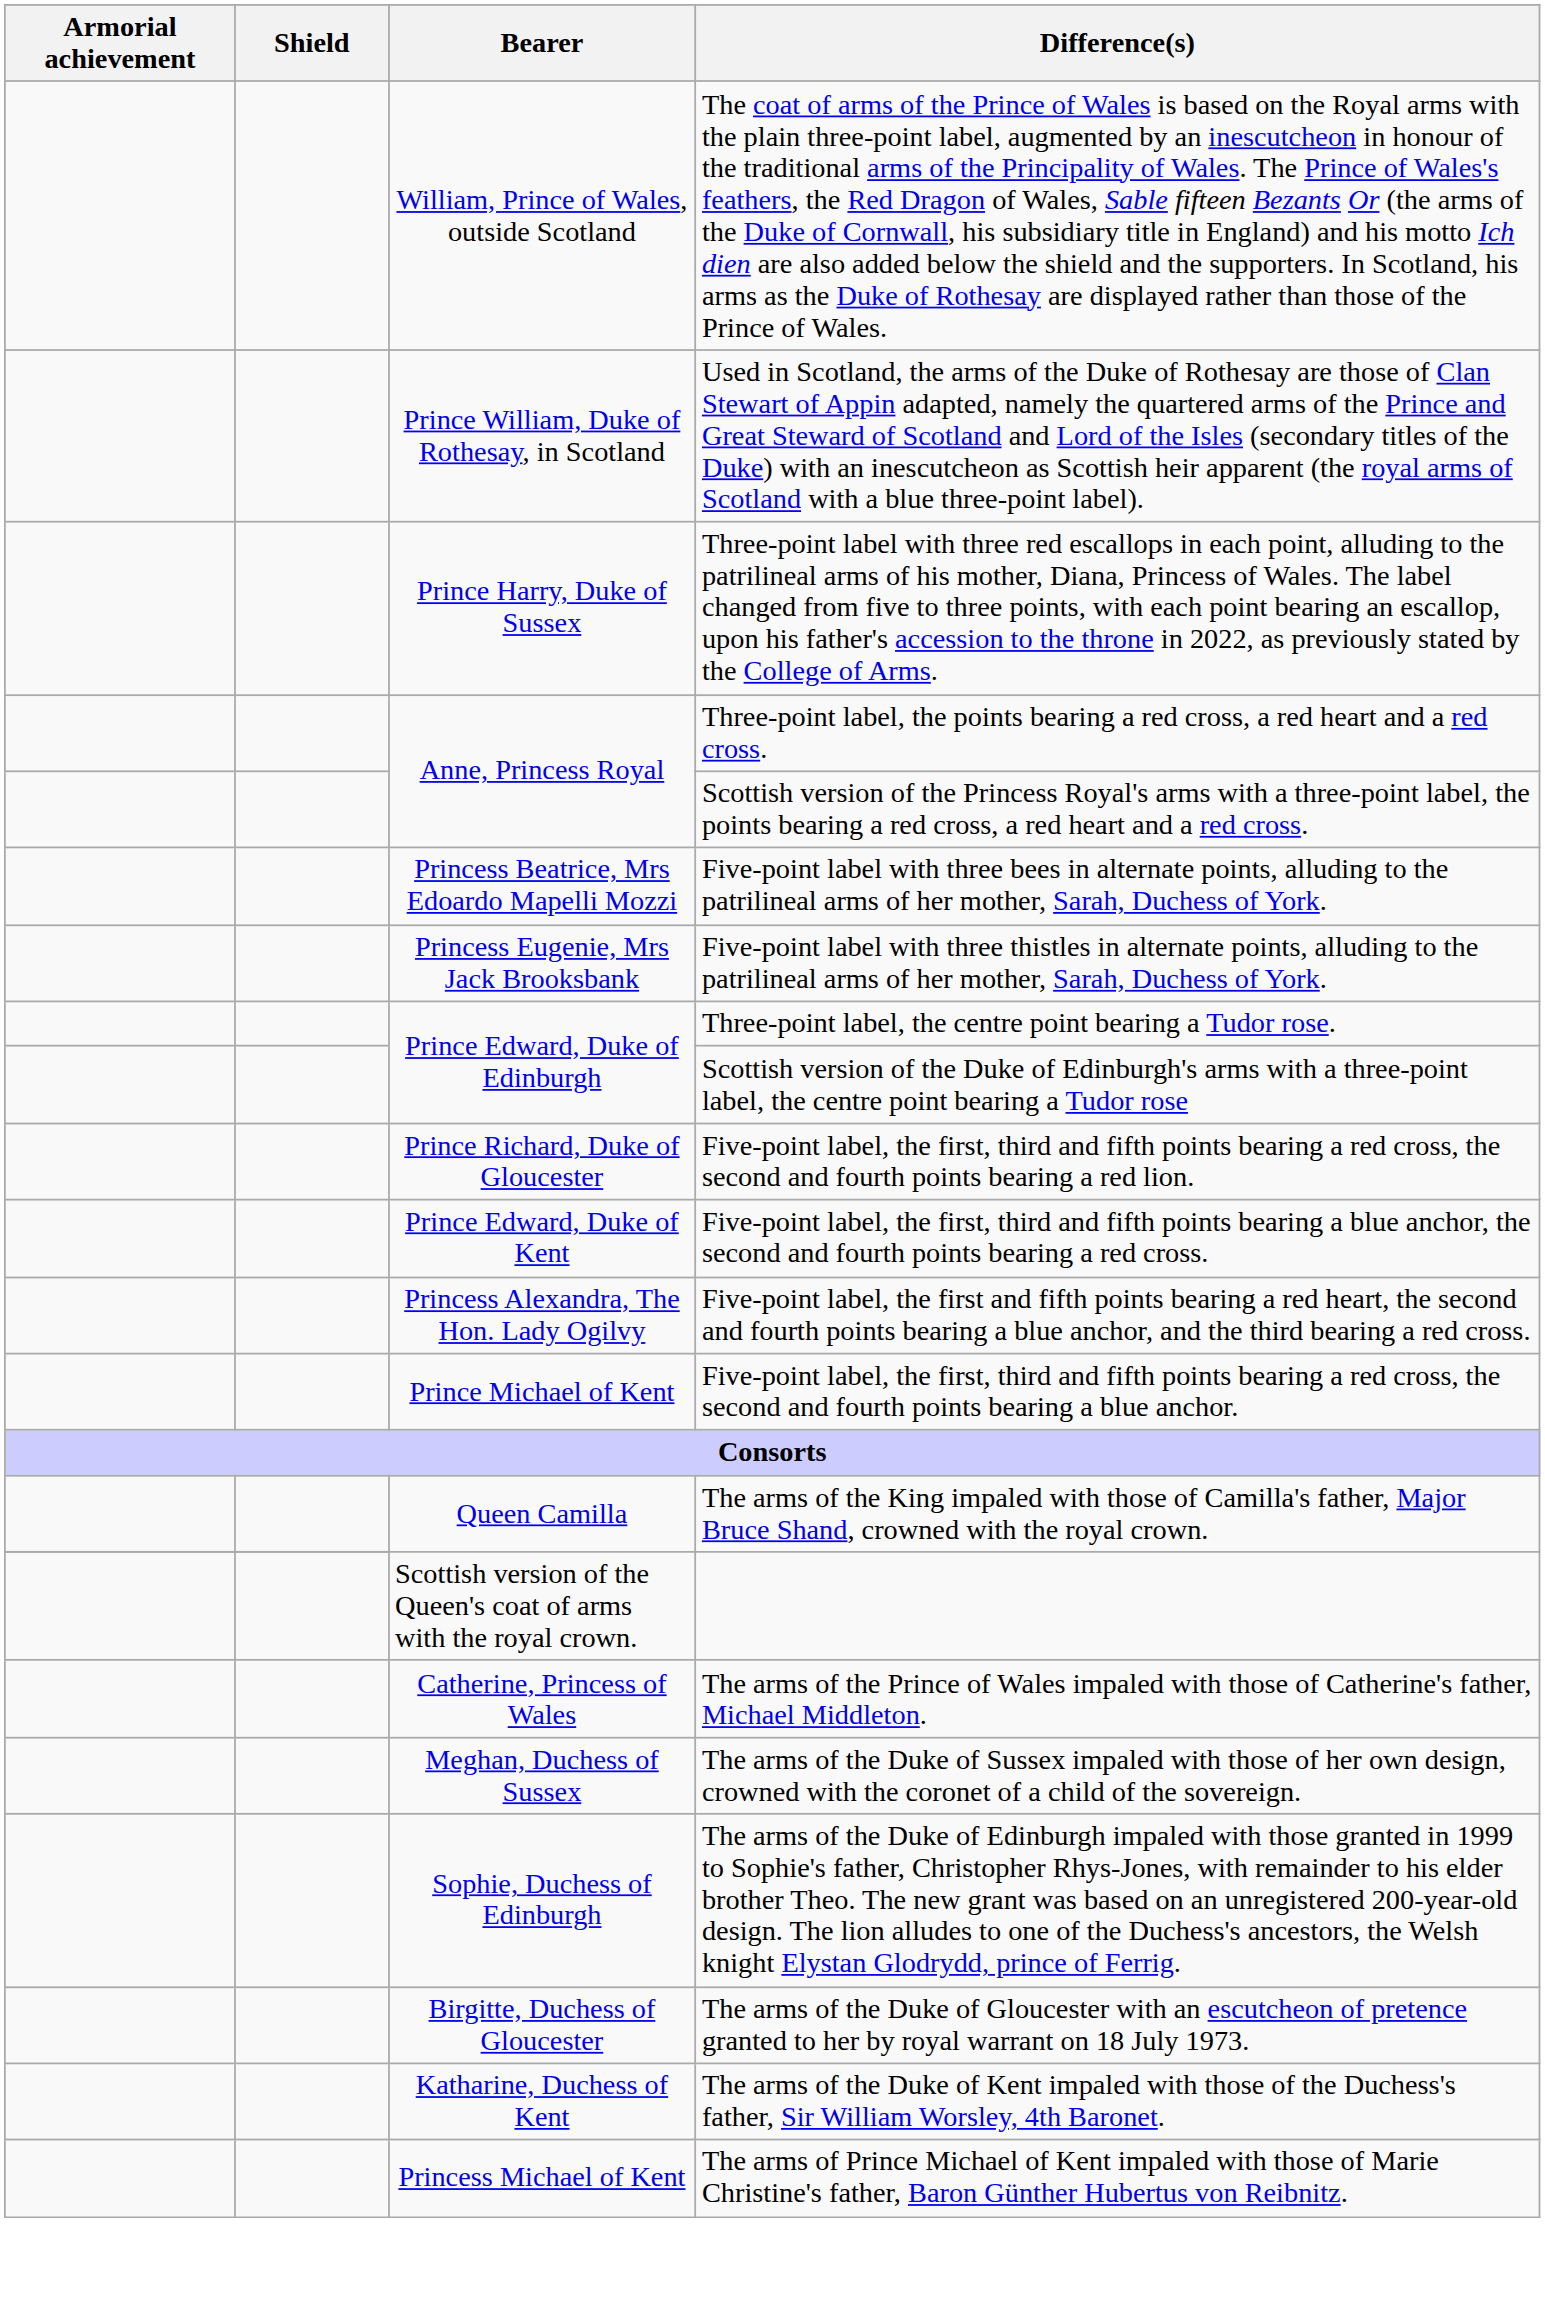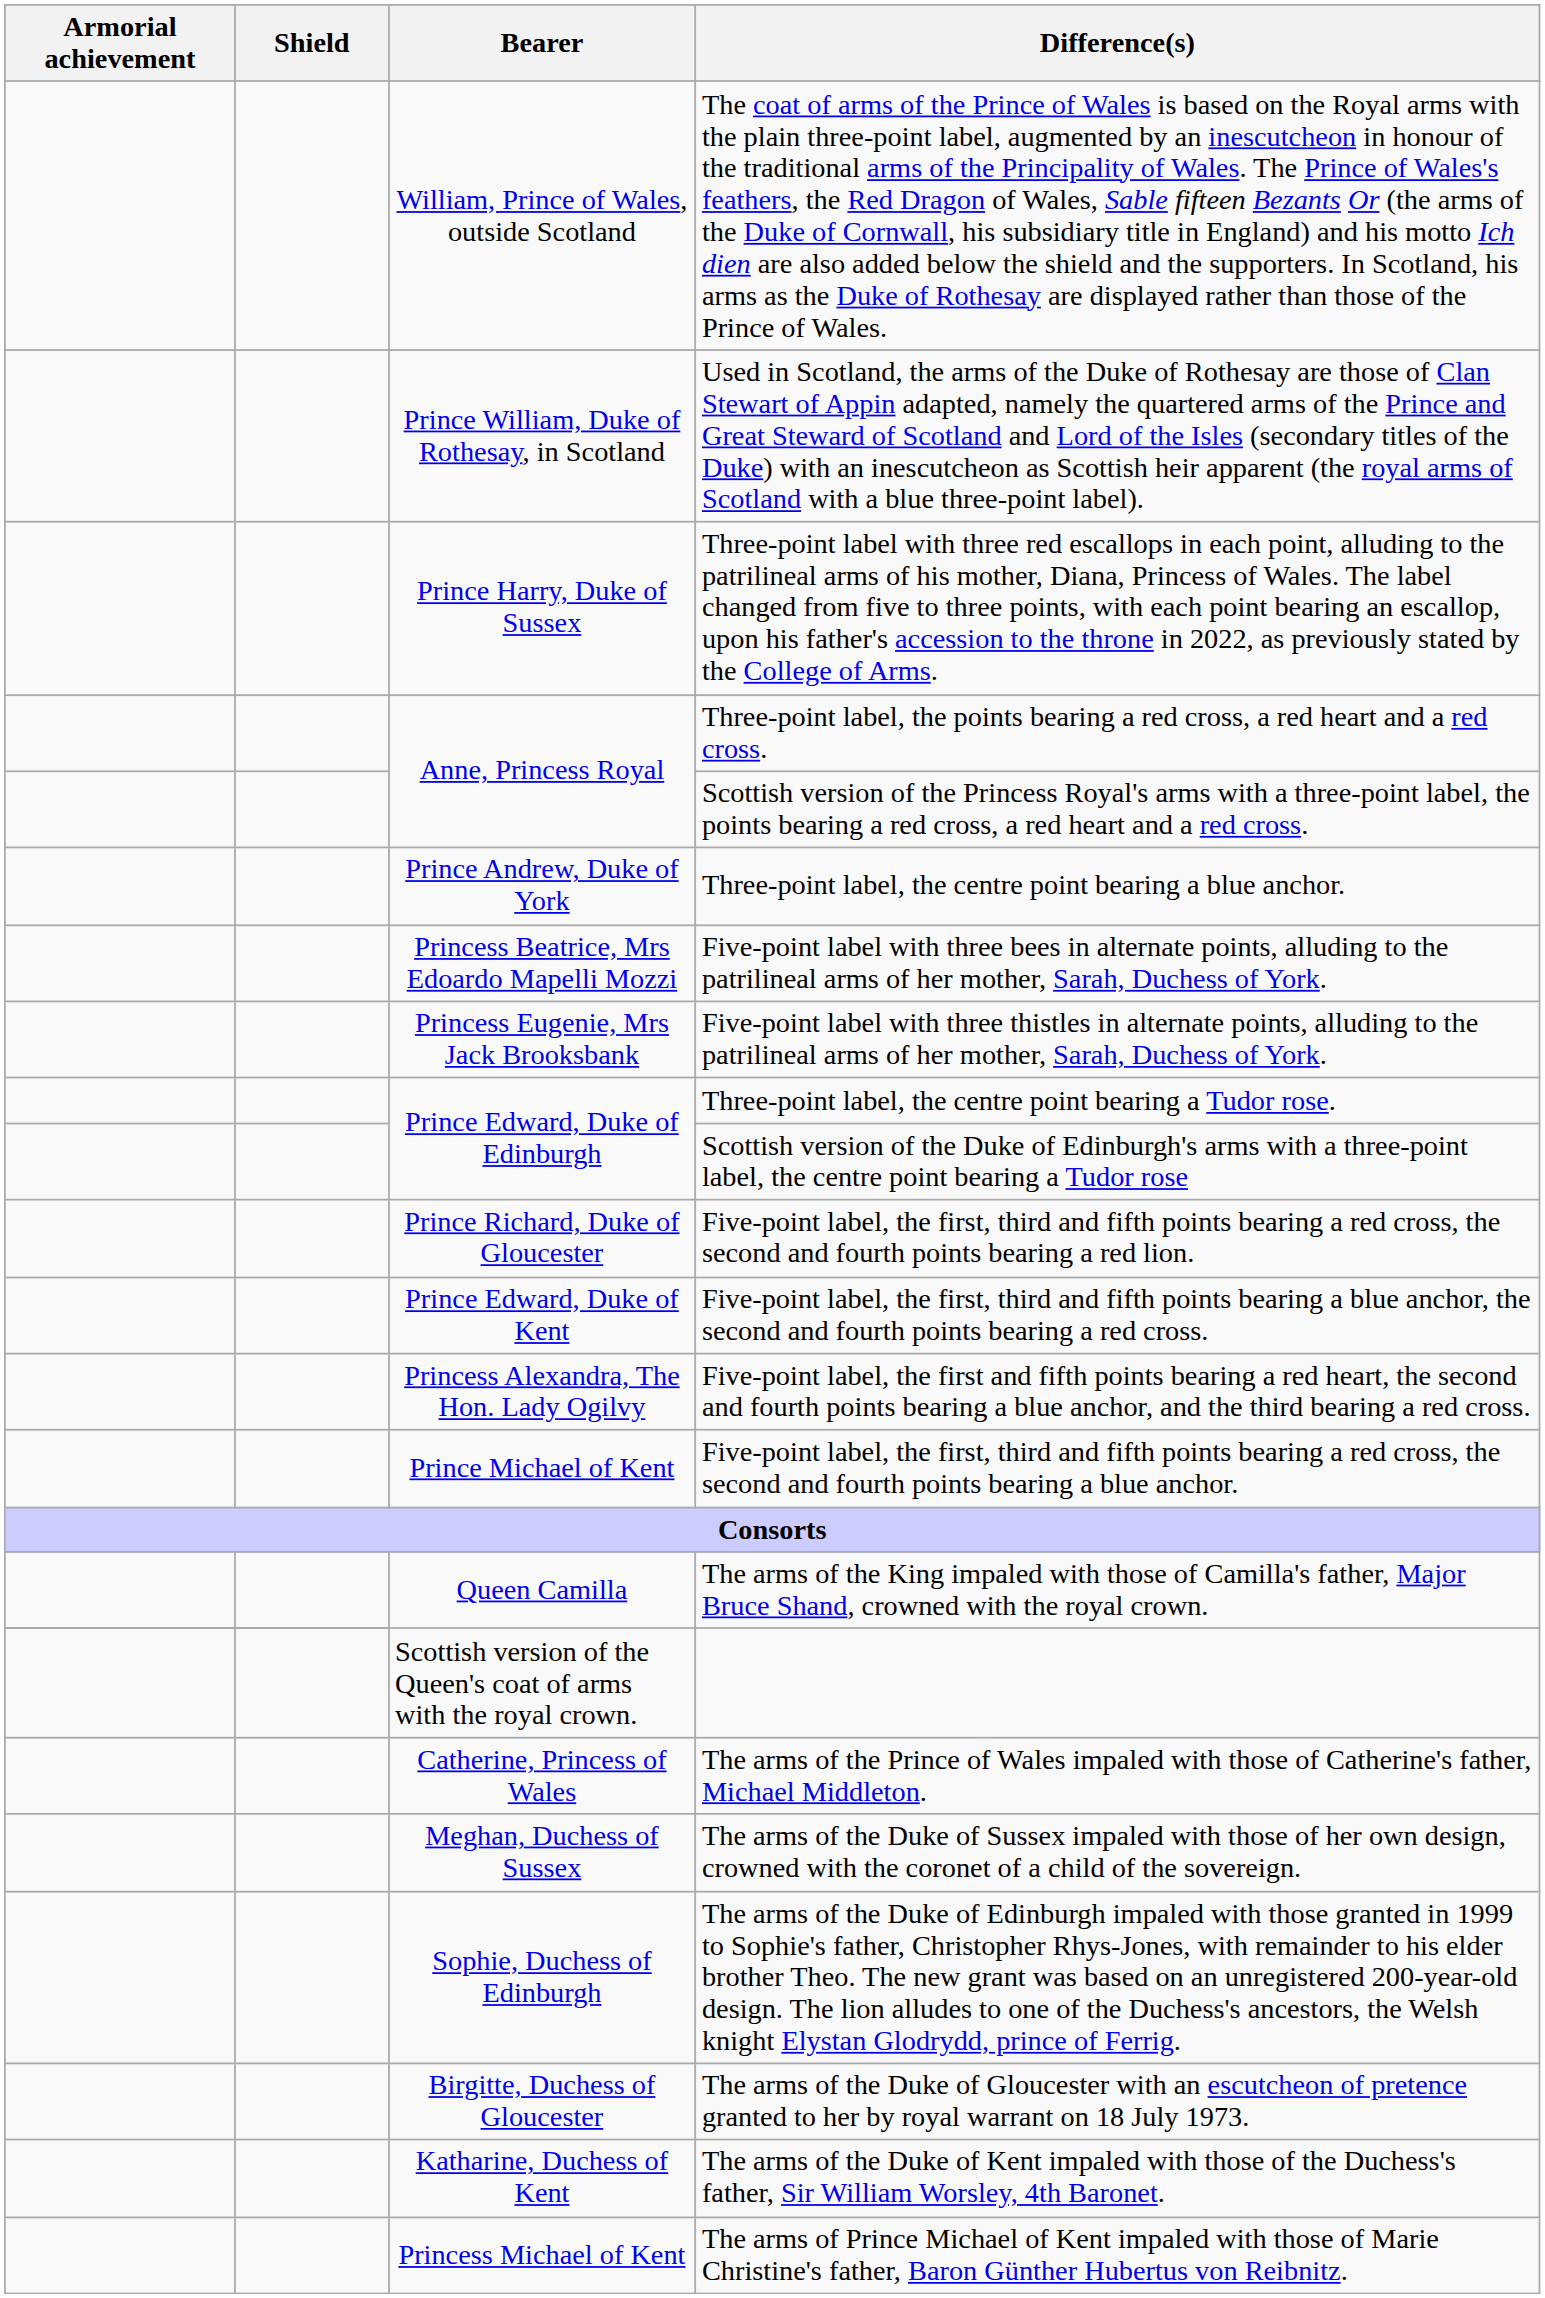+ row: (542, 885)
